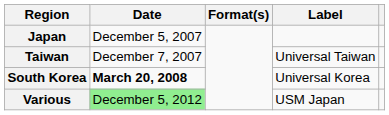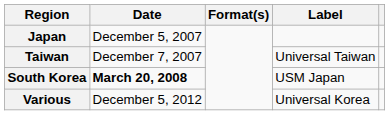(323, 78) Universal Korea -> (310, 78) USM Japan
(147, 99) lightgreen background -> (147, 99) no background
(310, 99) USM Japan -> (323, 99) Universal Korea
